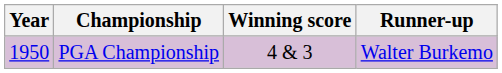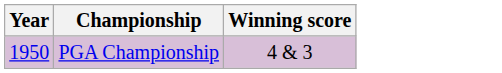- column: (427, 20)
